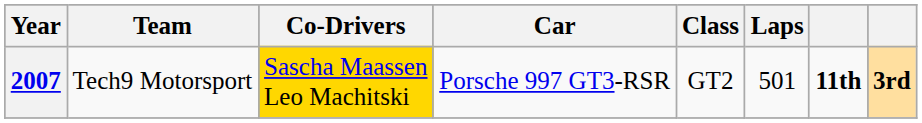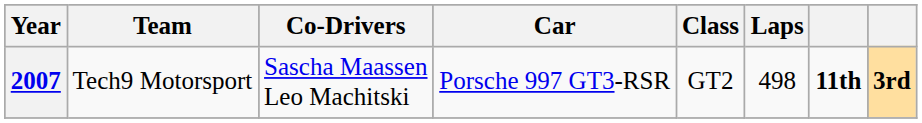(346, 81) gold background -> (346, 81) no background
(777, 81) 501 -> (777, 81) 498
